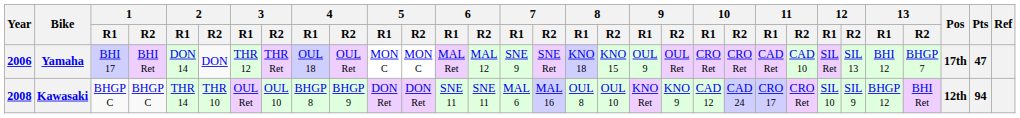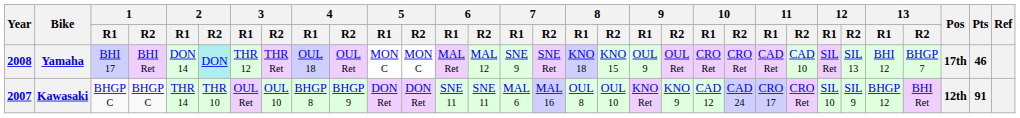(19, 61) 2006 -> (19, 61) 2008
(215, 61) no background -> (215, 61) paleturquoise background
(980, 61) 47 -> (980, 61) 46
(19, 96) 2008 -> (19, 96) 2007
(980, 96) 94 -> (980, 96) 91
